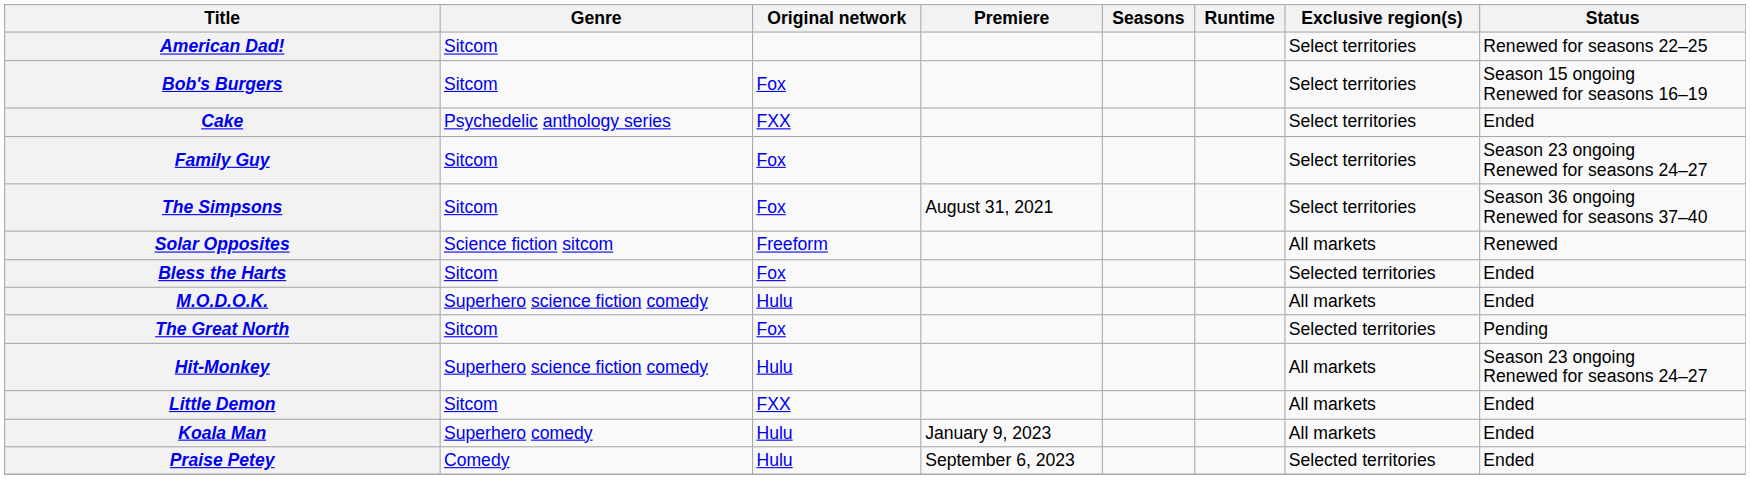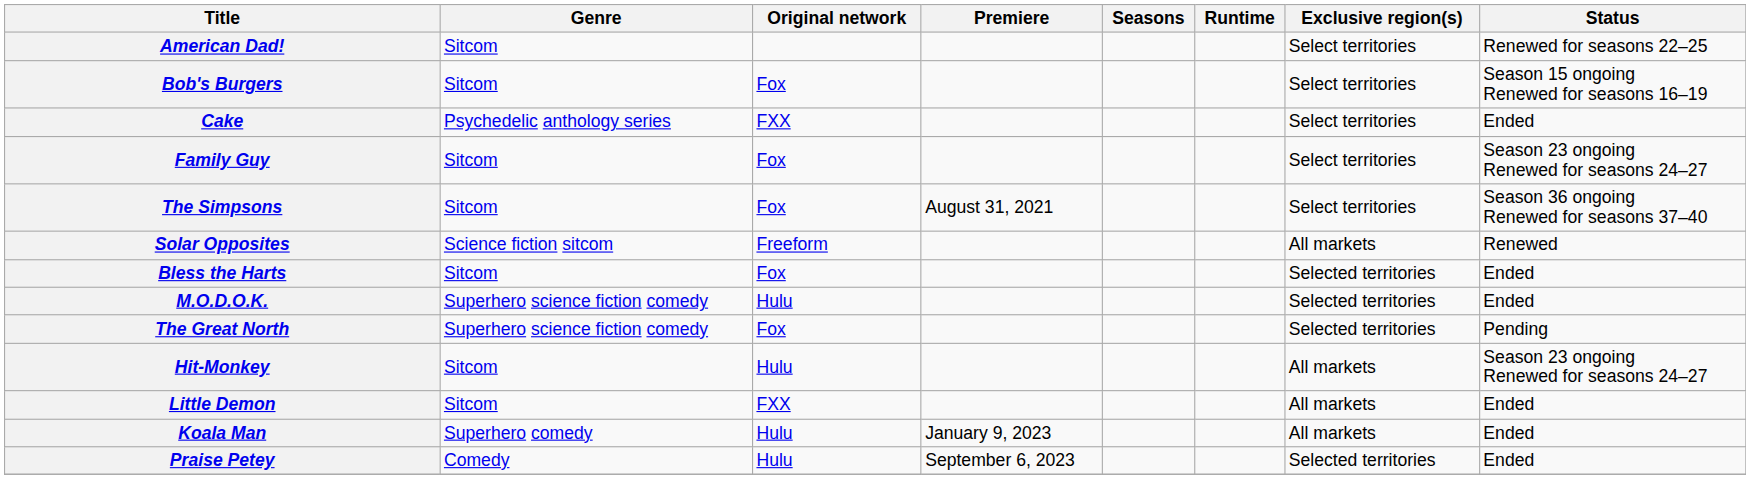(1332, 301) All markets -> (1362, 301) Selected territories
(471, 329) Sitcom -> (576, 329) Superhero science fiction comedy
(576, 366) Superhero science fiction comedy -> (471, 366) Sitcom
